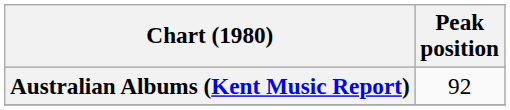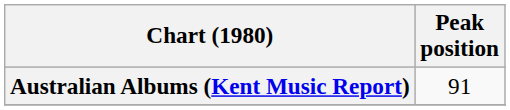(460, 85) 92 -> (460, 85) 91
